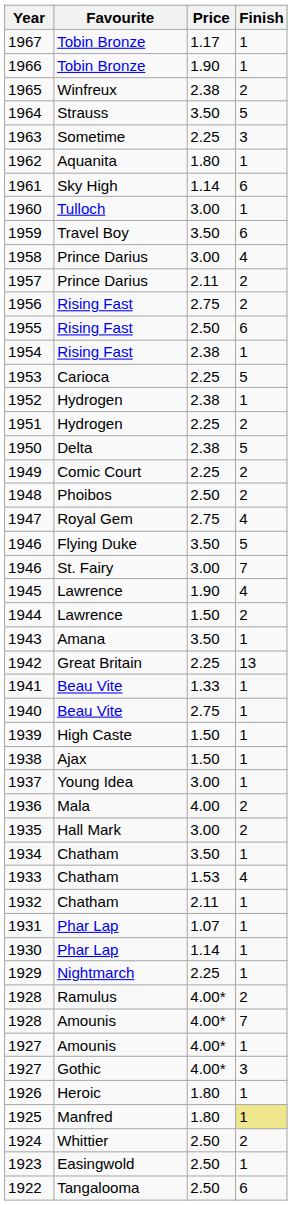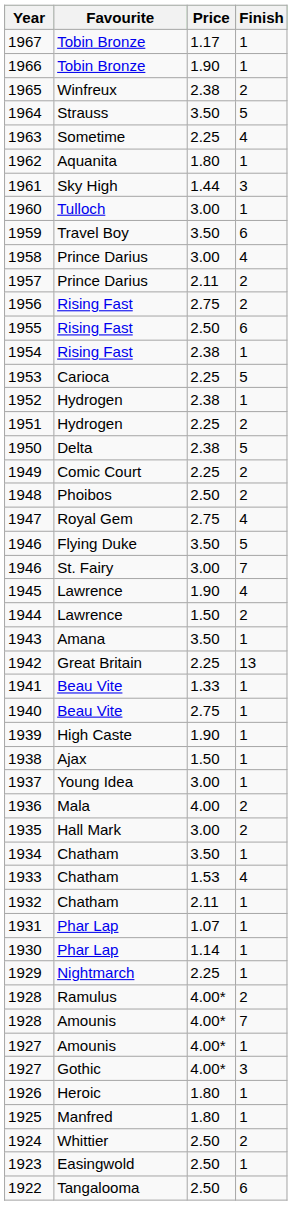(244, 137) 3 -> (244, 137) 4
(205, 185) 1.14 -> (205, 185) 1.44
(244, 185) 6 -> (244, 185) 3
(205, 734) 1.50 -> (205, 734) 1.90
(244, 1116) khaki background -> (244, 1116) no background
